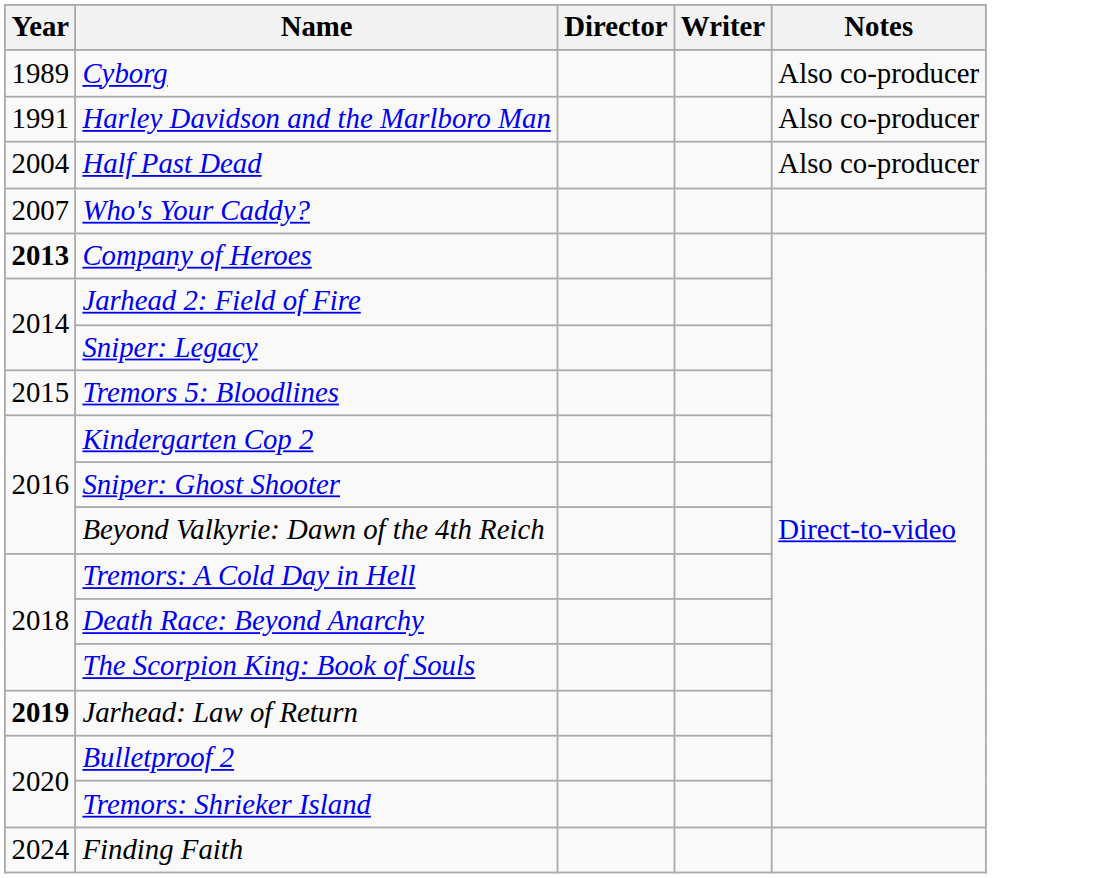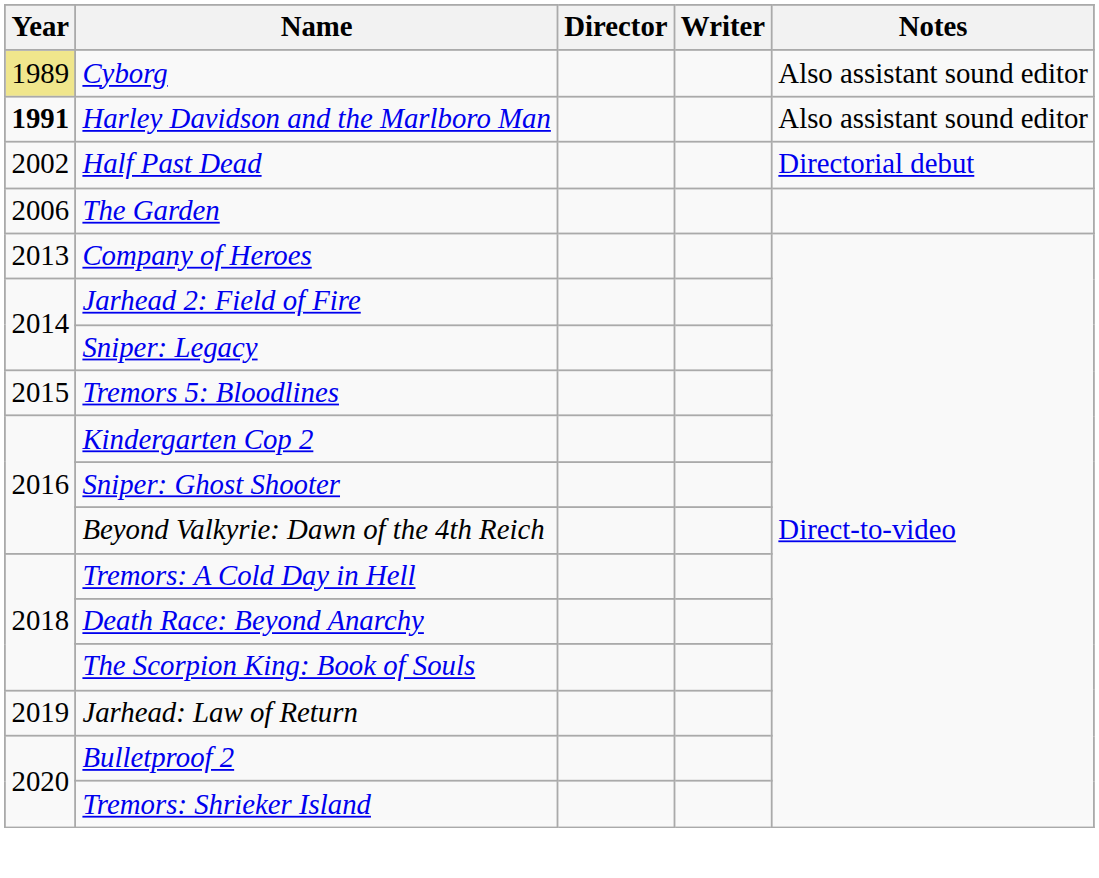(40, 73) no background -> (40, 73) khaki background
(879, 73) Also co-producer -> (933, 73) Also assistant sound editor
(40, 118) normal -> (40, 118) bold
(879, 118) Also co-producer -> (933, 118) Also assistant sound editor
(40, 164) 2004 -> (40, 164) 2002
(879, 164) Also co-producer -> (876, 164) Directorial debut
+ row: (151, 210)
- row: (196, 210)
(40, 255) bold -> (40, 255) normal
(40, 712) bold -> (40, 712) normal
- row: (163, 849)
